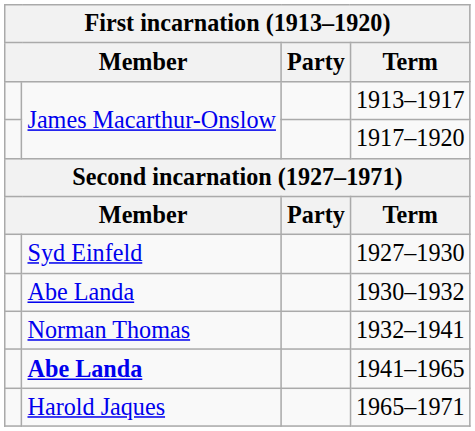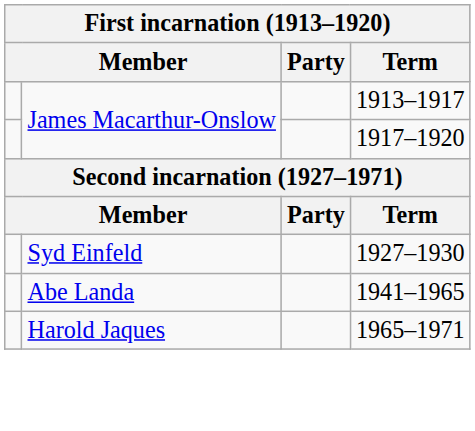- row: (410, 291)
- row: (410, 330)
(85, 368) bold -> (81, 291) normal
